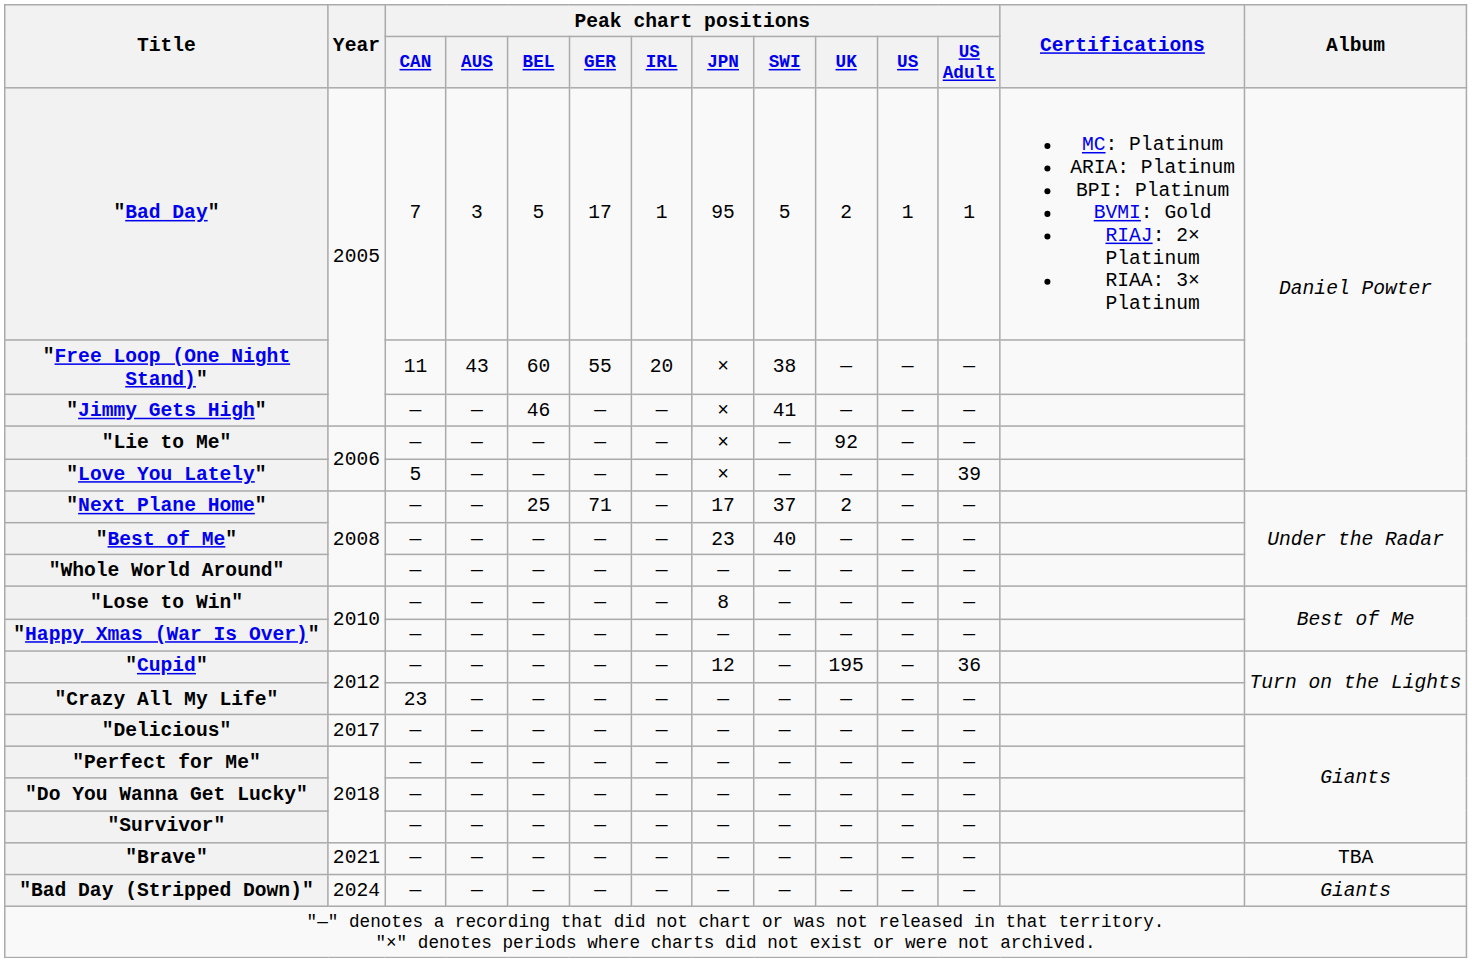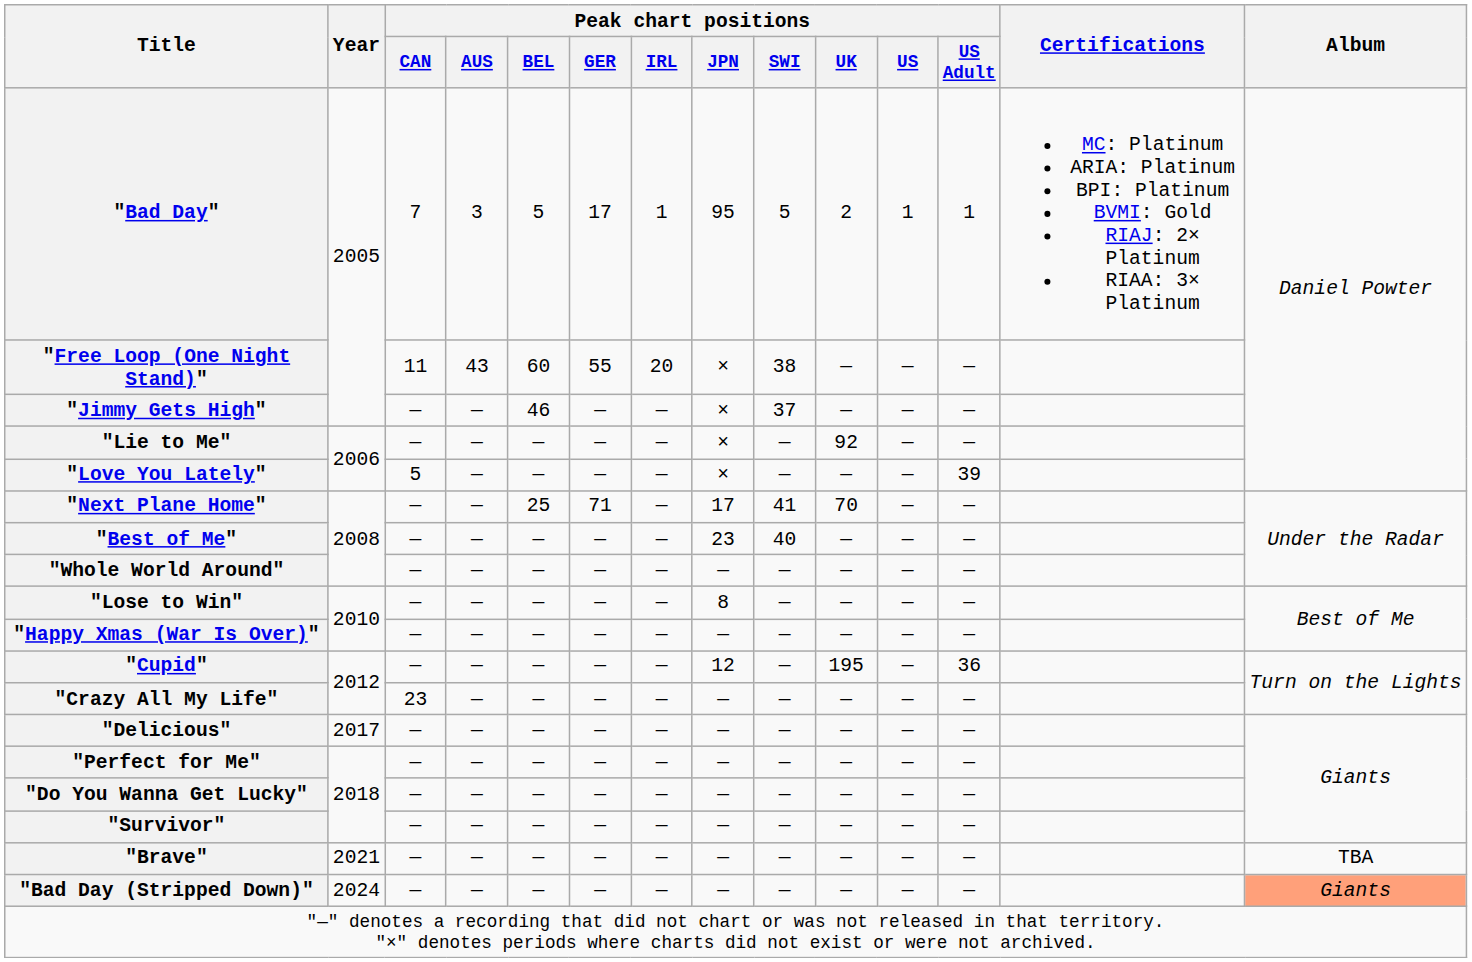(785, 411) 41 -> (785, 411) 37
(785, 507) 37 -> (785, 507) 41
(846, 507) 2 -> (846, 507) 70
(1356, 891) no background -> (1356, 891) lightsalmon background
